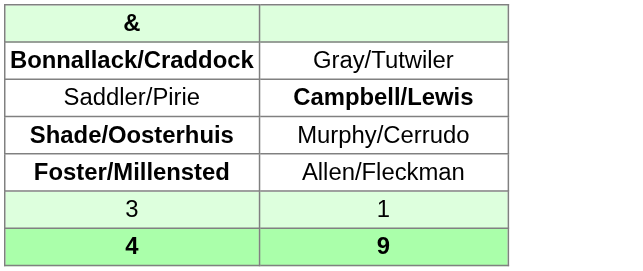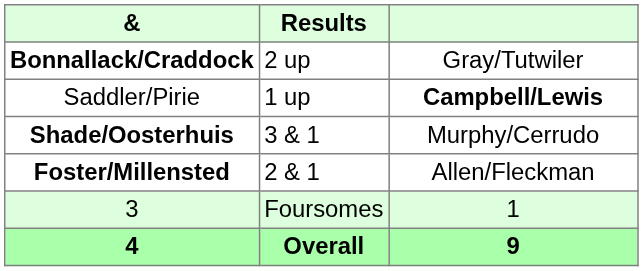+ column: (324, 23)
